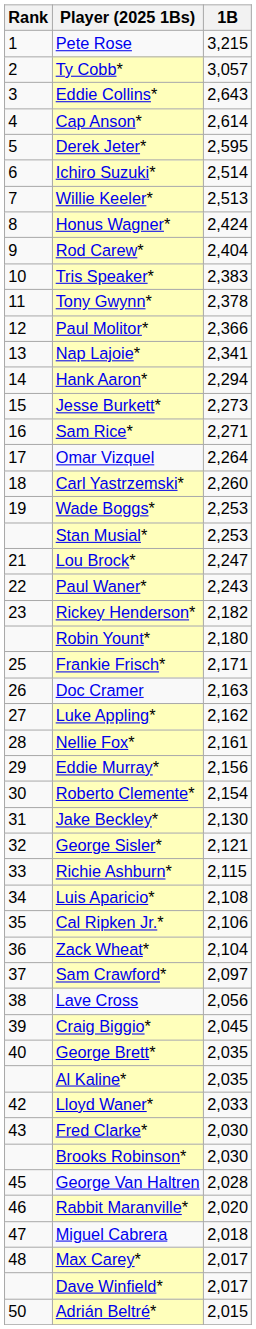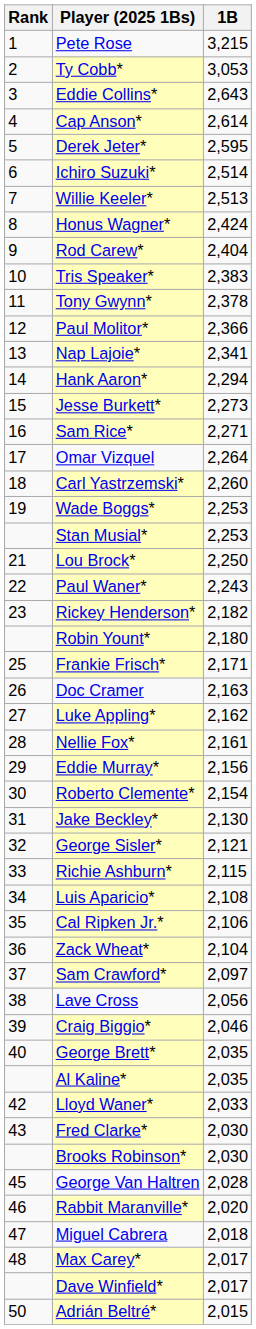(228, 69) 3,057 -> (228, 69) 3,053
(228, 561) 2,247 -> (228, 561) 2,250
(228, 1027) 2,045 -> (228, 1027) 2,046
